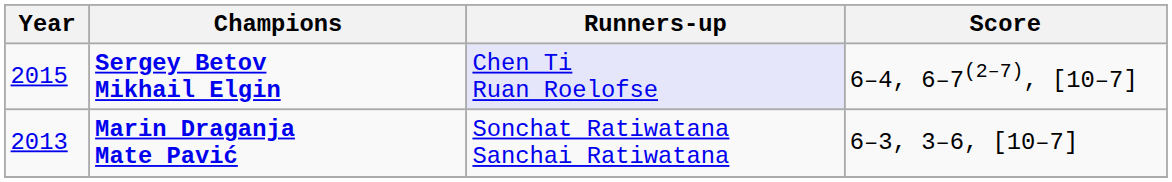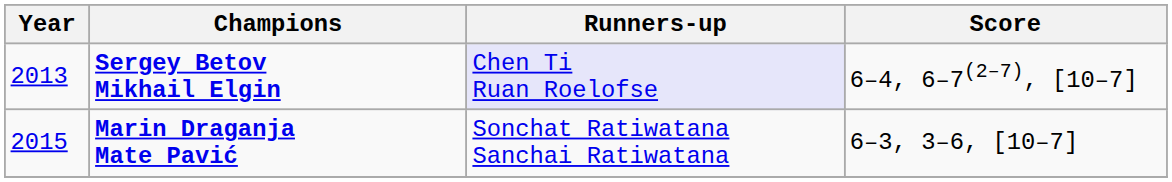(39, 77) 2015 -> (39, 77) 2013
(39, 143) 2013 -> (39, 143) 2015
